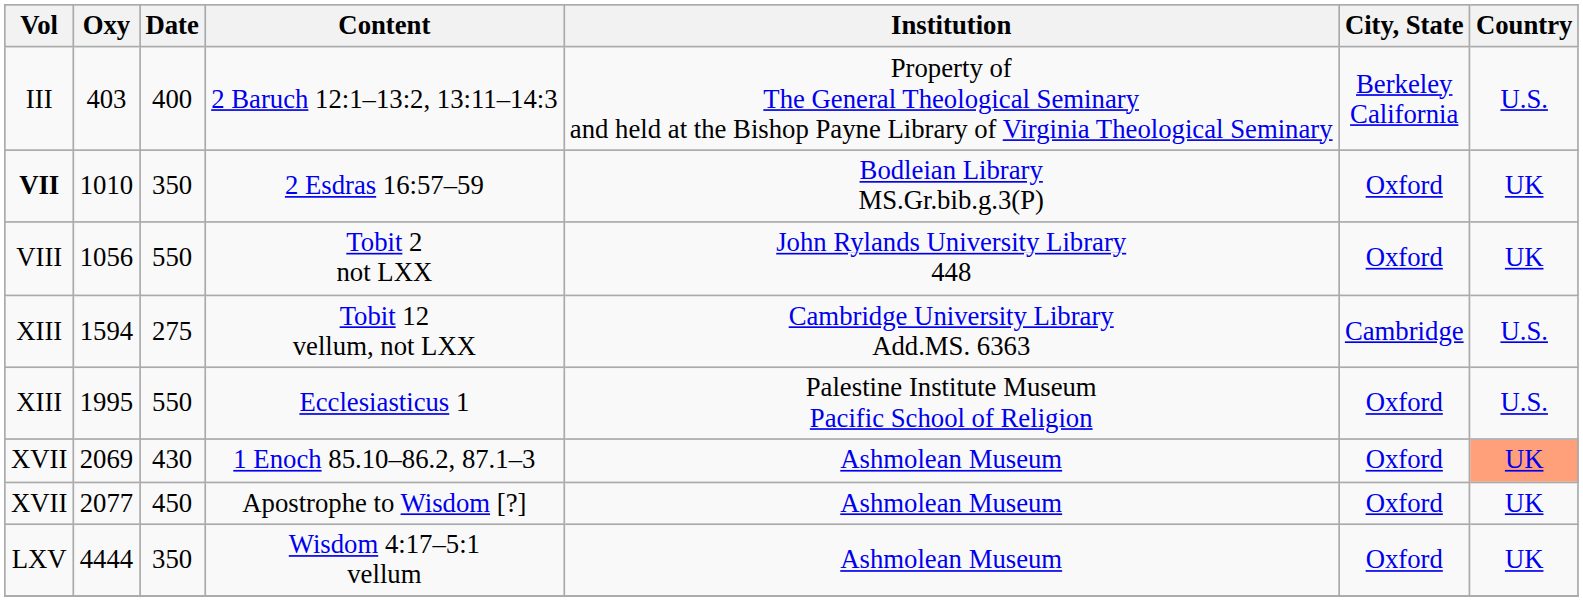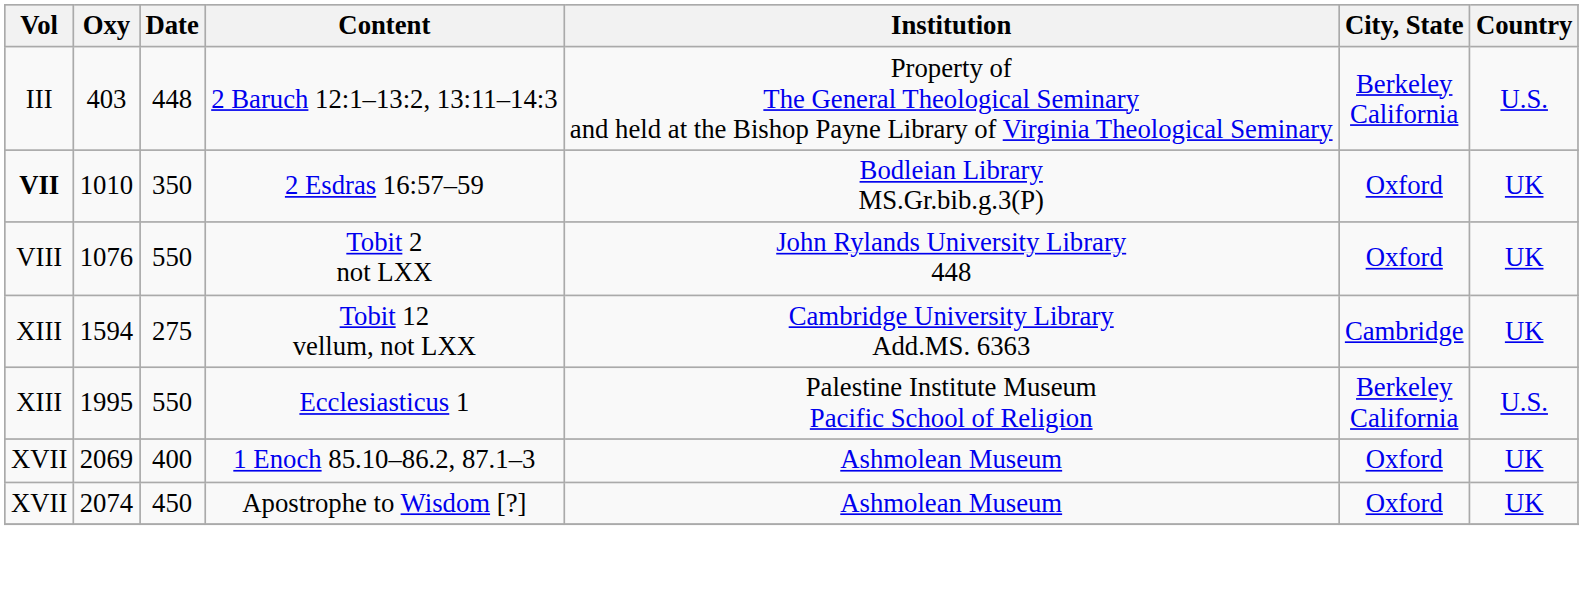(172, 98) 400 -> (172, 98) 448
(106, 258) 1056 -> (106, 258) 1076
(1524, 330) U.S. -> (1524, 330) UK
(1404, 402) Oxford -> (1404, 402) Berkeley California
(172, 460) 430 -> (172, 460) 400
(1524, 460) lightsalmon background -> (1524, 460) no background
(106, 502) 2077 -> (106, 502) 2074
- row: (384, 560)
